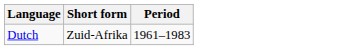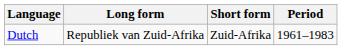+ column: (135, 14)
